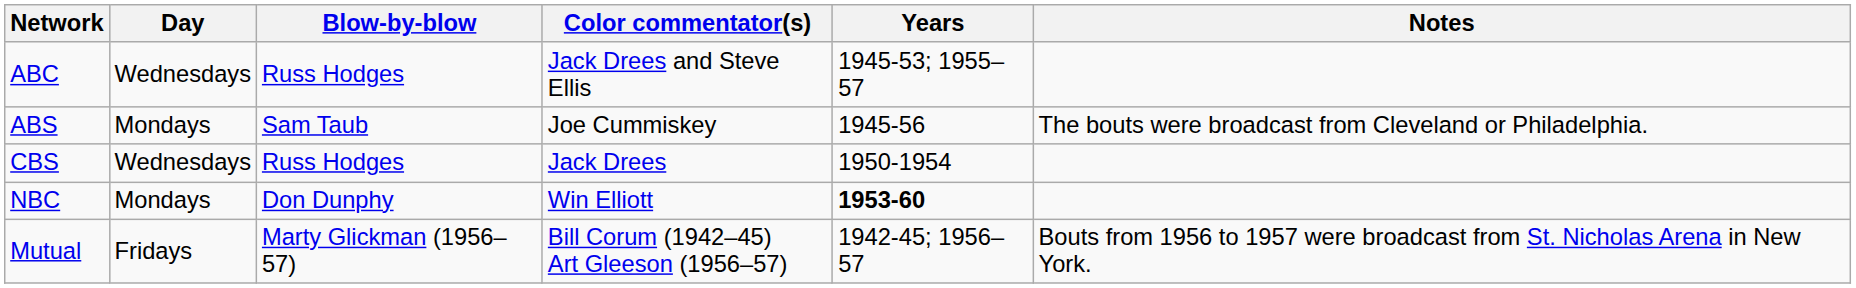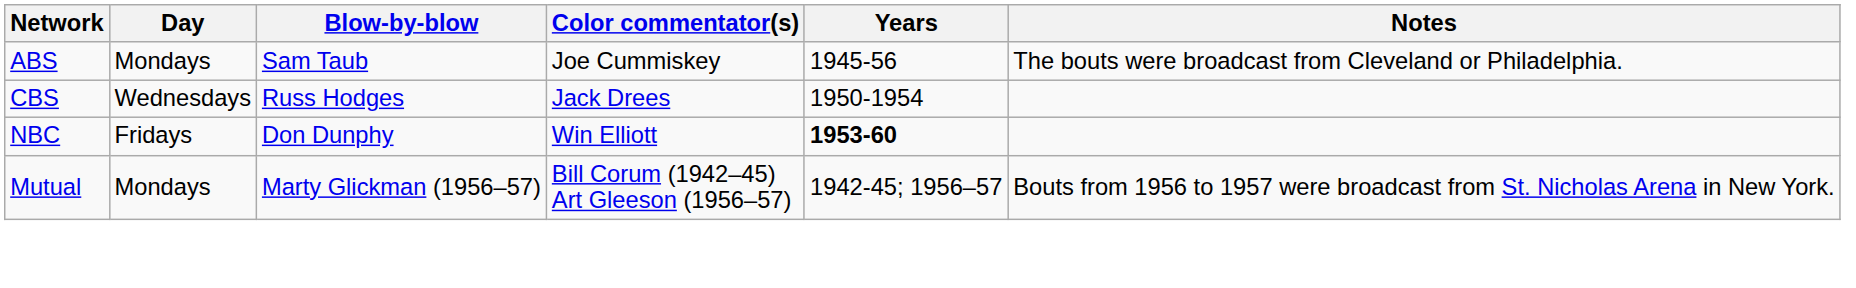- row: (35, 74)
(163, 200) Mondays -> (153, 135) Fridays
(153, 251) Fridays -> (163, 186) Mondays
